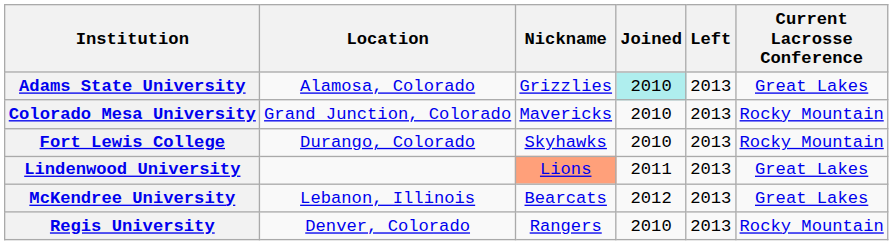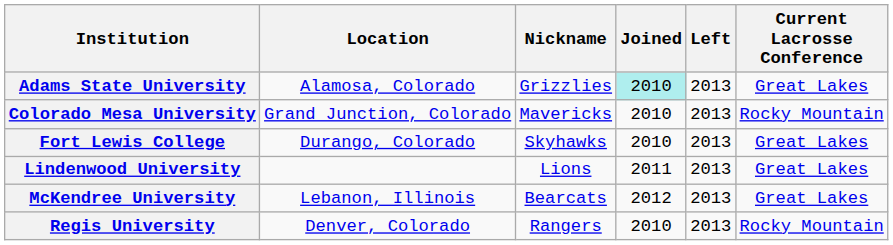(812, 142) Rocky Mountain -> (812, 142) Great Lakes
(566, 170) lightsalmon background -> (566, 170) no background
